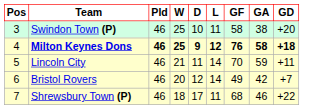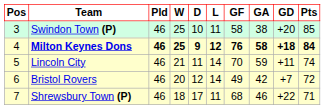+ column: (309, 12)
